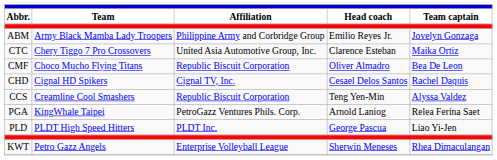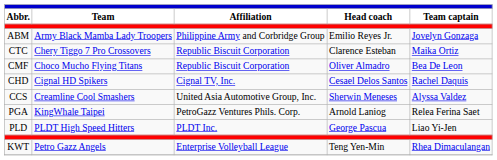(246, 51) United Asia Automotive Group, Inc. -> (233, 51) Republic Biscuit Corporation
(233, 97) Republic Biscuit Corporation -> (246, 97) United Asia Automotive Group, Inc.
(357, 97) Teng Yen-Min -> (363, 97) Sherwin Meneses
(363, 147) Sherwin Meneses -> (357, 147) Teng Yen-Min
